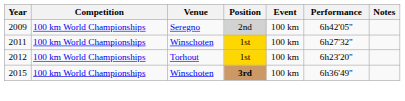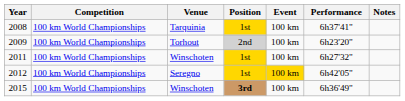+ row: (18, 27)
(185, 27) Seregno -> (184, 42) Torhout
(336, 27) 6h42'05" -> (336, 42) 6h23'20"
(184, 58) Torhout -> (185, 73) Seregno
(285, 58) no background -> (285, 73) gold background
(336, 58) 6h23'20" -> (336, 73) 6h42'05"
